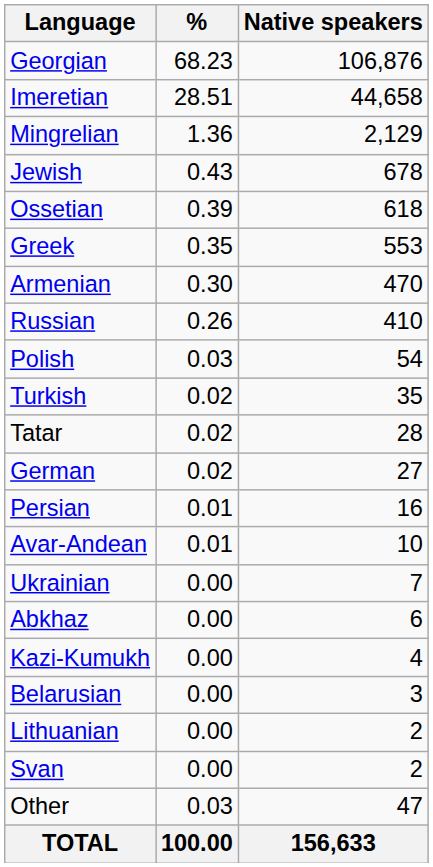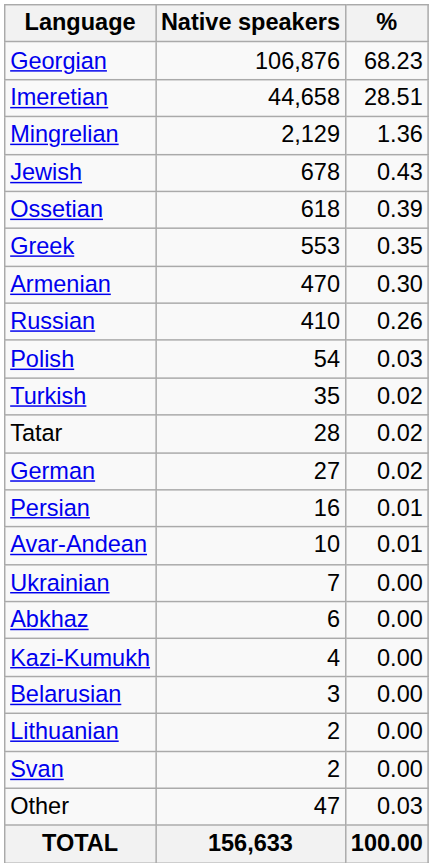columns swapped: (333, 23) <-> (197, 23)
